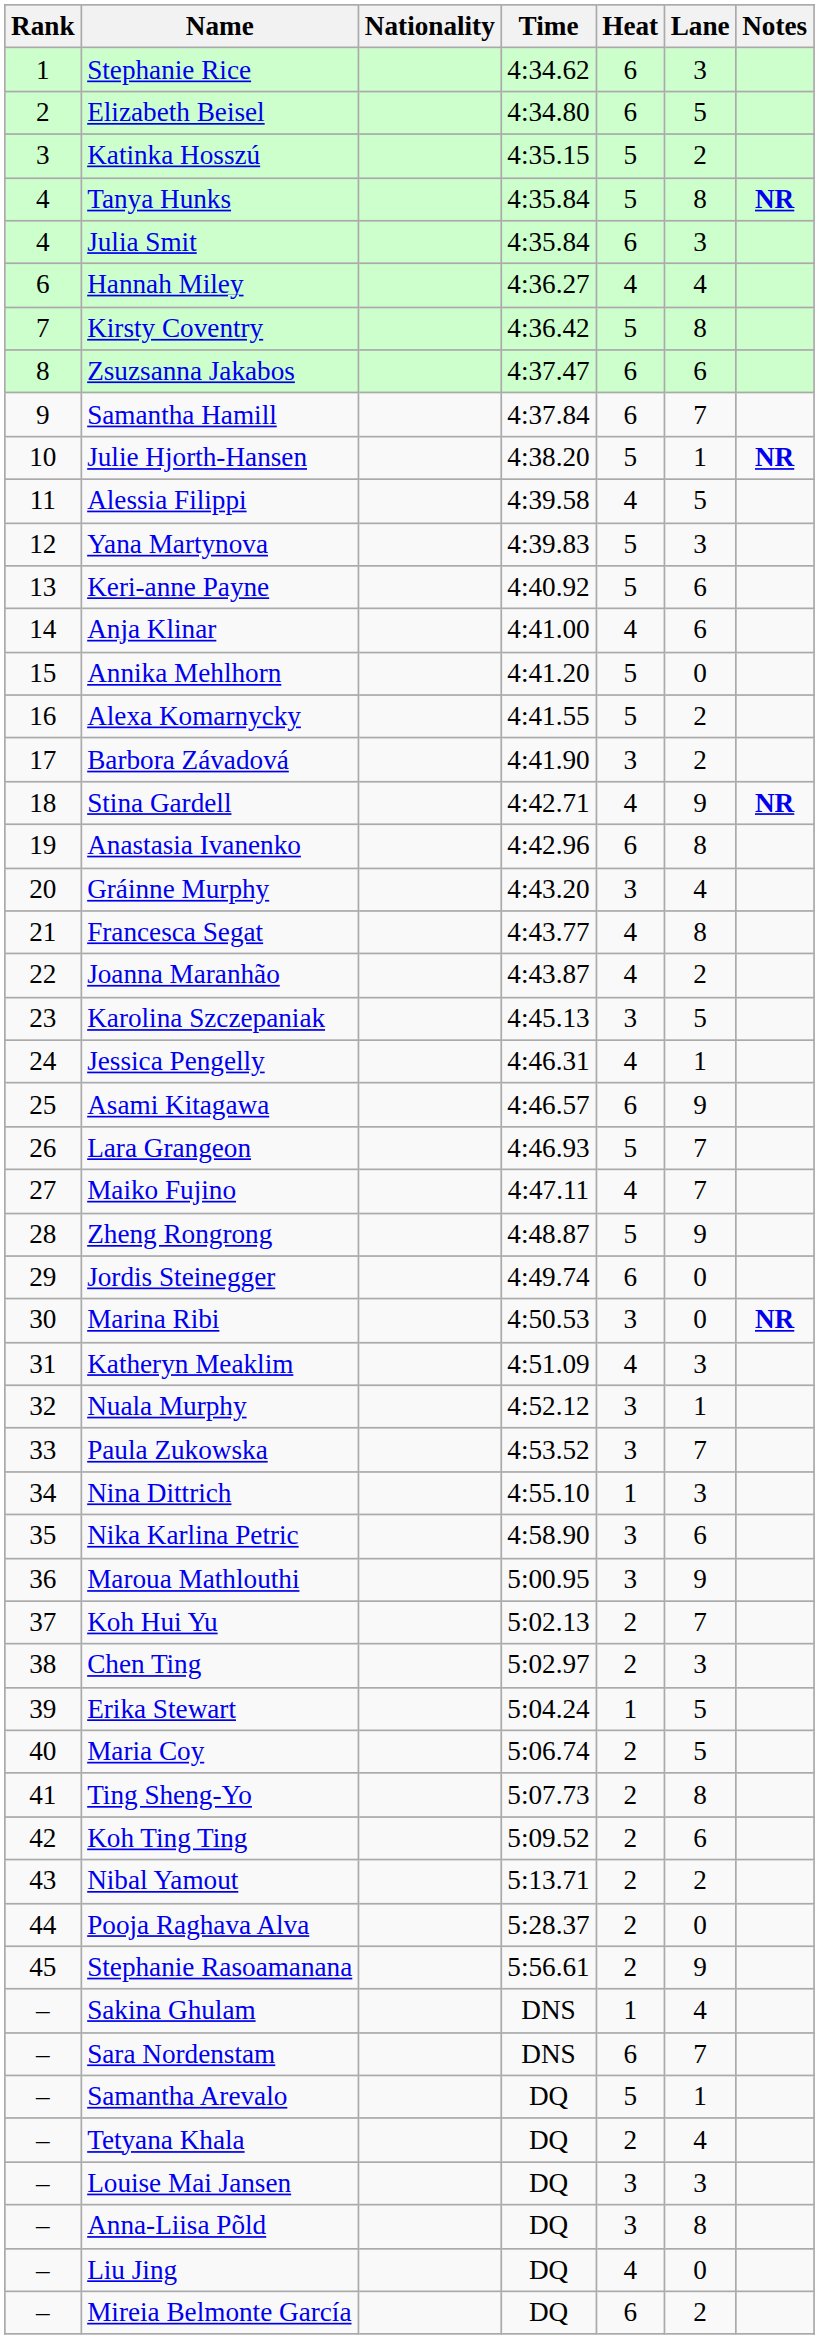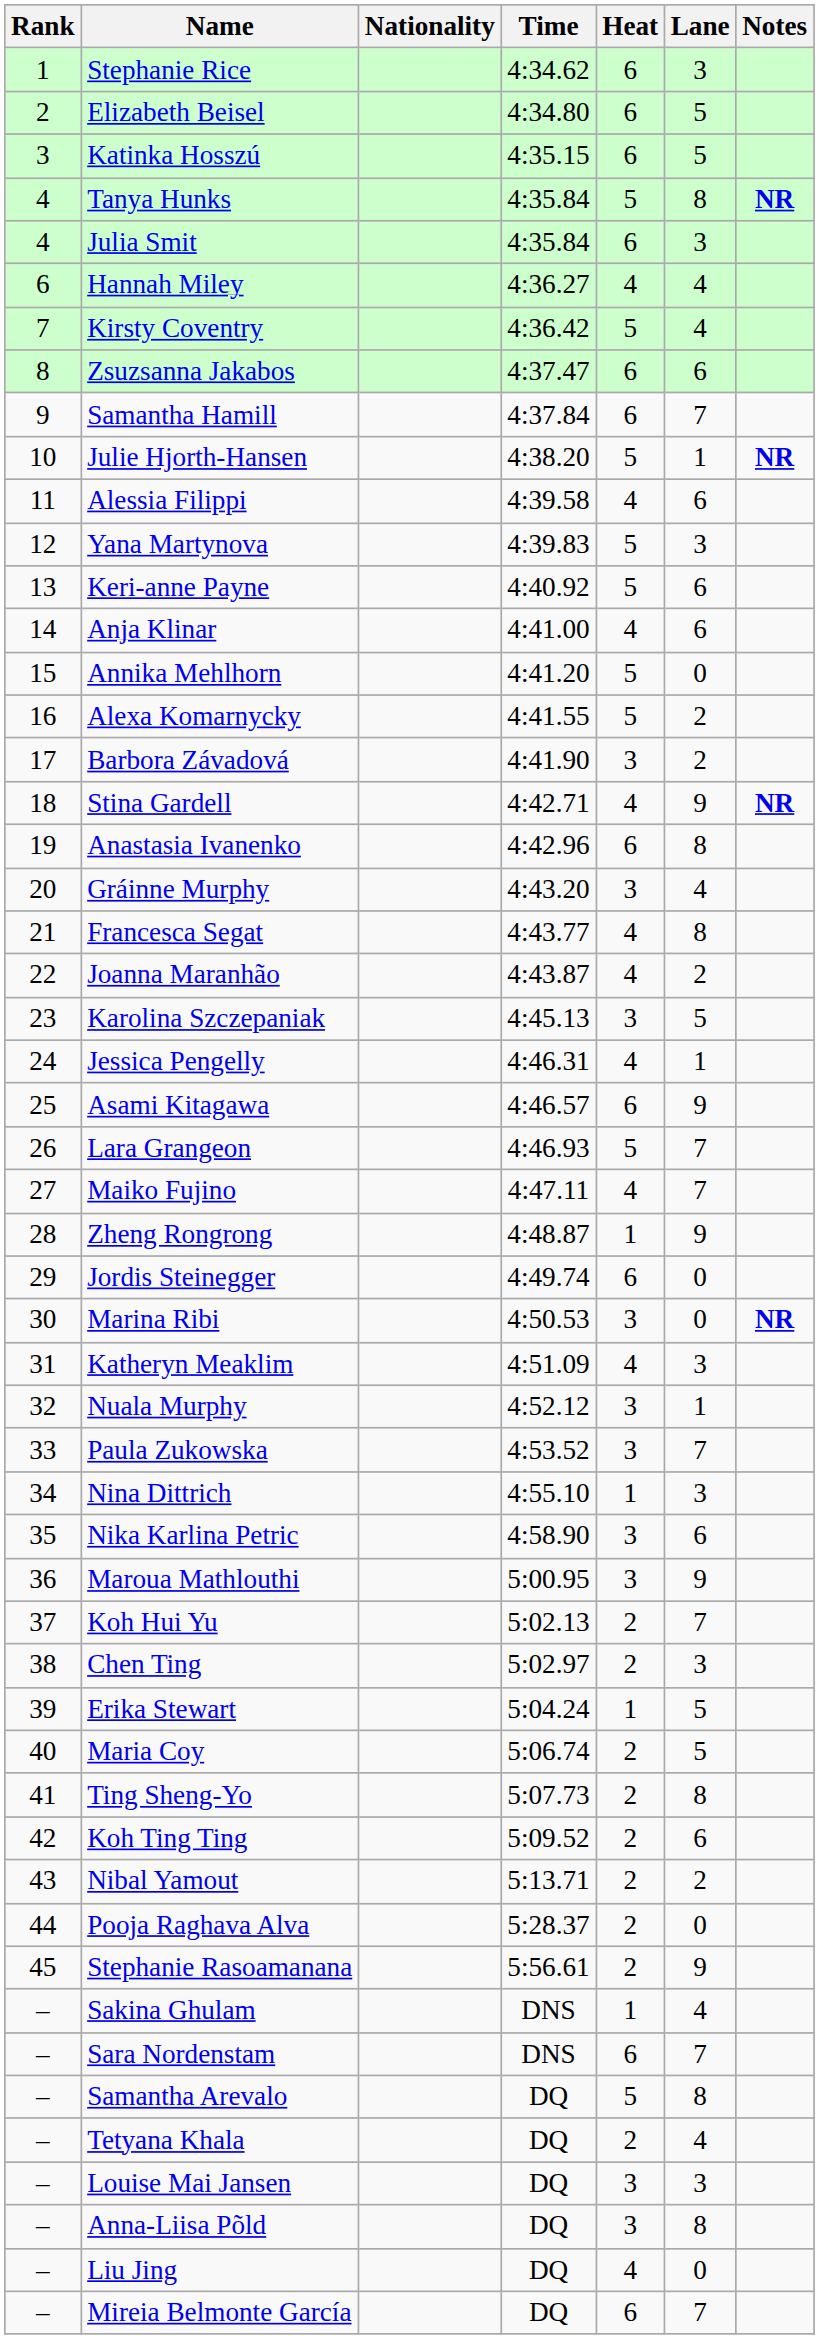(630, 155) 5 -> (630, 155) 6
(700, 155) 2 -> (700, 155) 5
(700, 328) 8 -> (700, 328) 4
(700, 500) 5 -> (700, 500) 6
(630, 1233) 5 -> (630, 1233) 1
(700, 2096) 1 -> (700, 2096) 8
(700, 2312) 2 -> (700, 2312) 7
